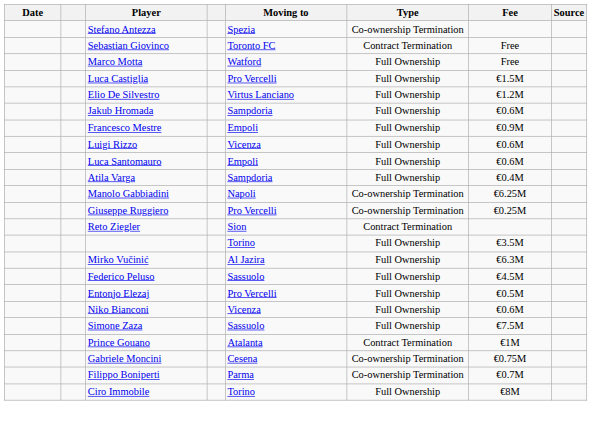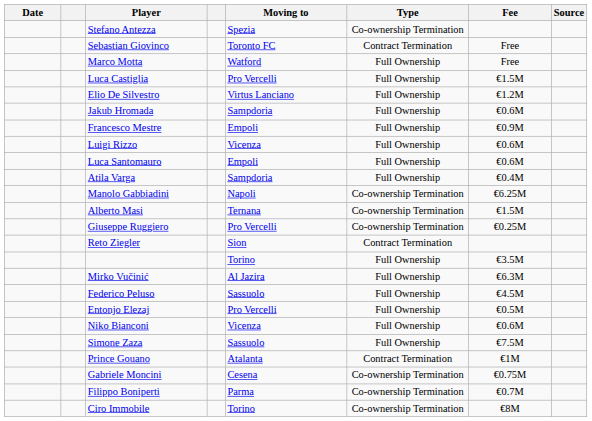+ row: (115, 210)
(408, 392) Full Ownership -> (408, 408) Co-ownership Termination
